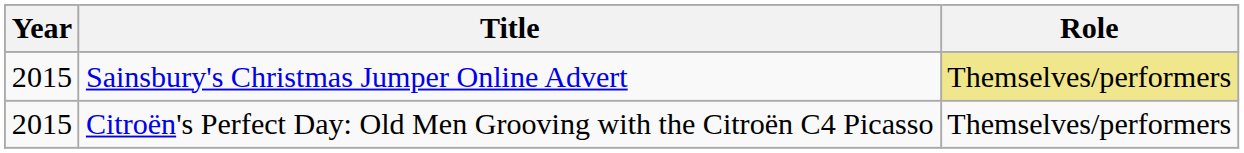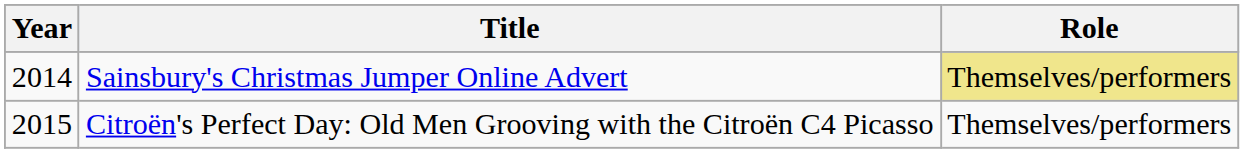(42, 76) 2015 -> (42, 76) 2014
